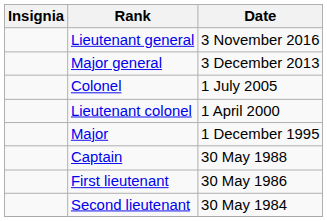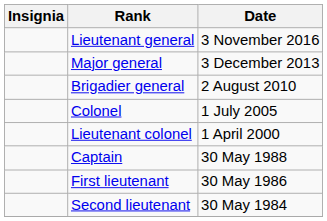+ row: (128, 87)
- row: (90, 134)
